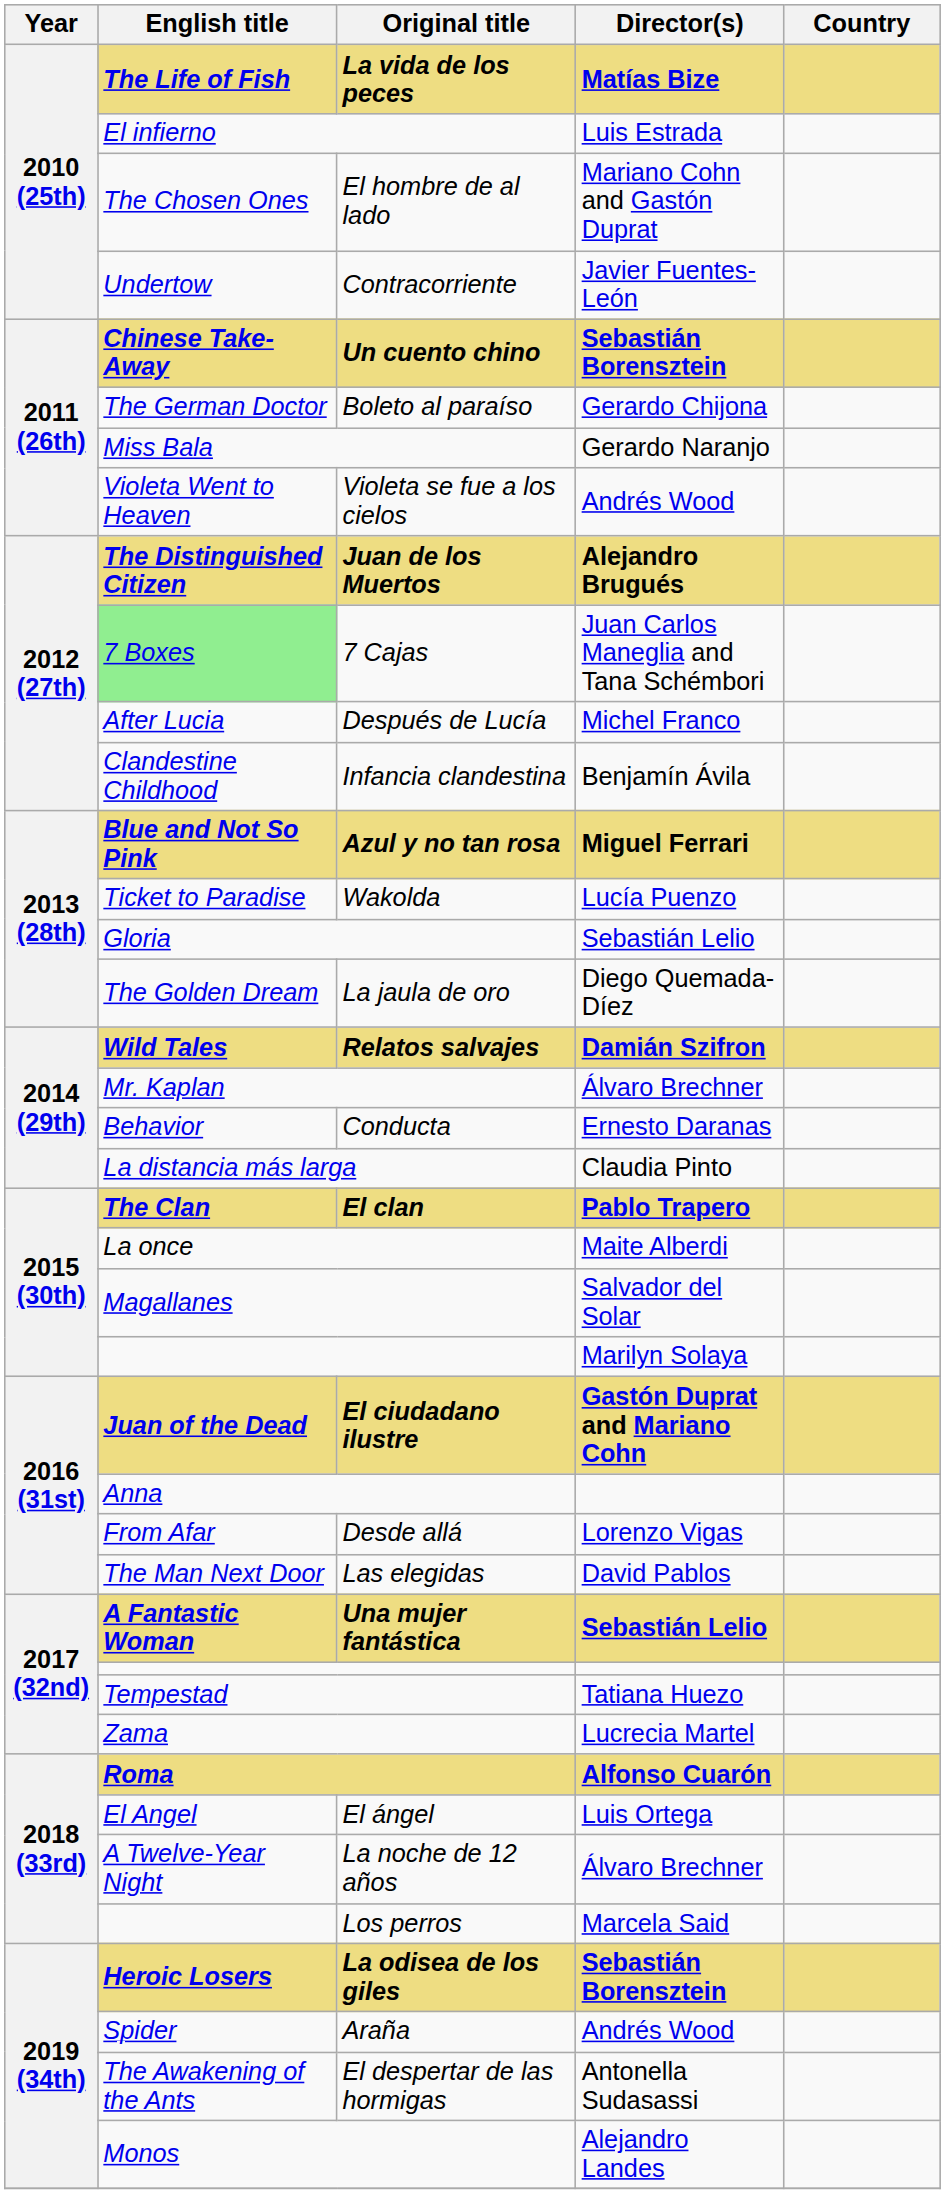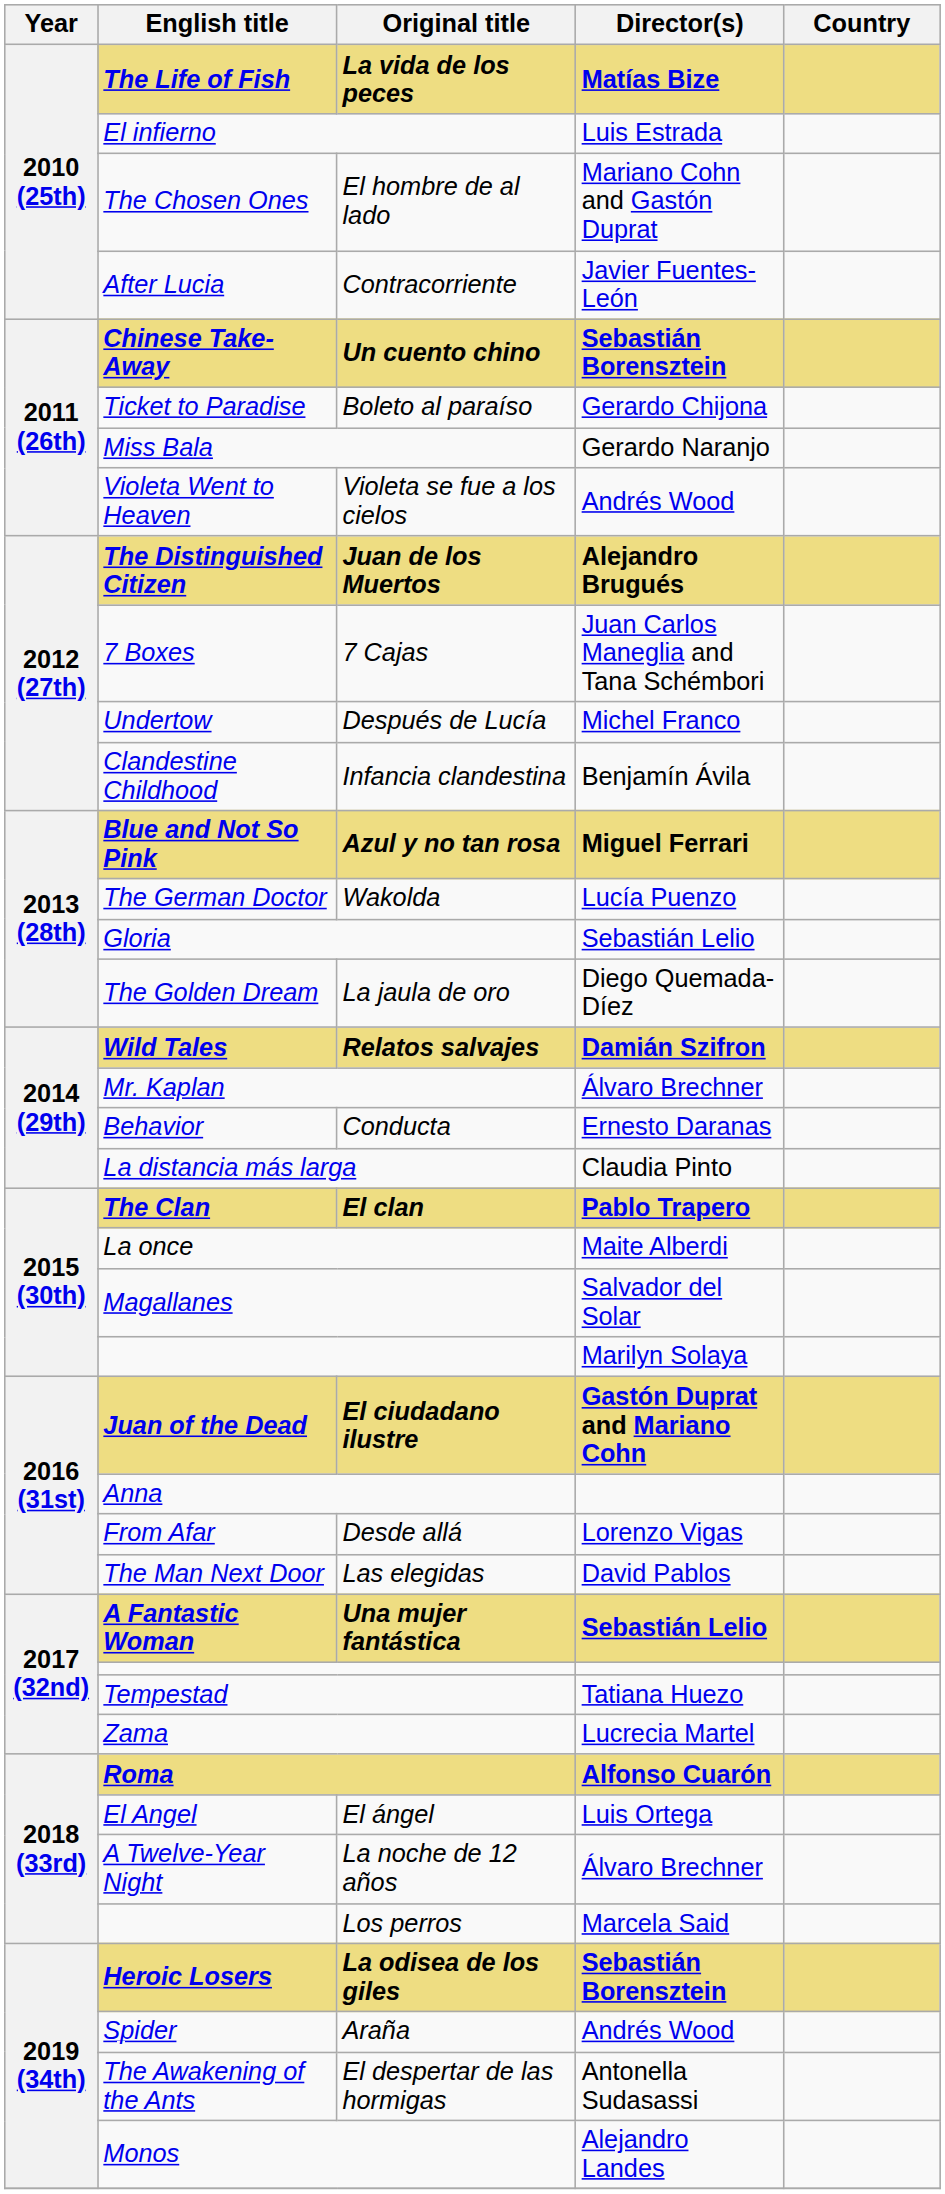(157, 284) Undertow -> (164, 284) After Lucia
(215, 407) The German Doctor -> (204, 407) Ticket to Paradise
(149, 652) lightgreen background -> (149, 652) no background
(164, 721) After Lucia -> (157, 721) Undertow
(204, 898) Ticket to Paradise -> (215, 898) The German Doctor
